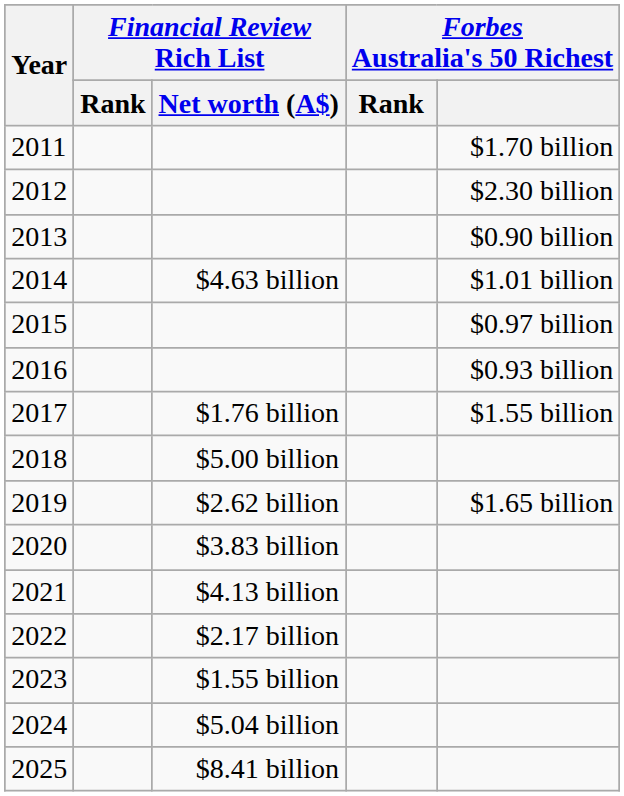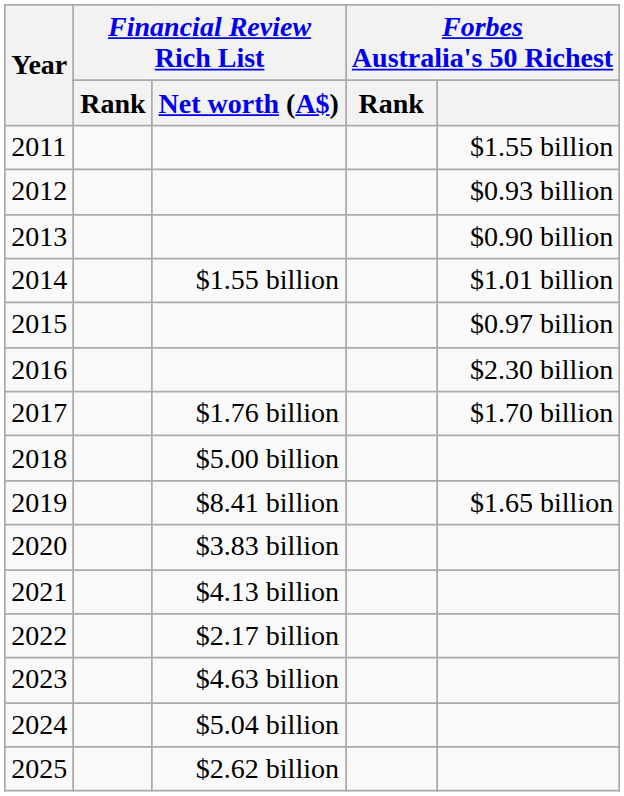(542, 147) $1.70 billion -> (542, 147) $1.55 billion
(542, 191) $2.30 billion -> (542, 191) $0.93 billion
(267, 280) $4.63 billion -> (267, 280) $1.55 billion
(542, 369) $0.93 billion -> (542, 369) $2.30 billion
(542, 413) $1.55 billion -> (542, 413) $1.70 billion
(267, 502) $2.62 billion -> (267, 502) $8.41 billion
(267, 679) $1.55 billion -> (267, 679) $4.63 billion
(267, 768) $8.41 billion -> (267, 768) $2.62 billion
